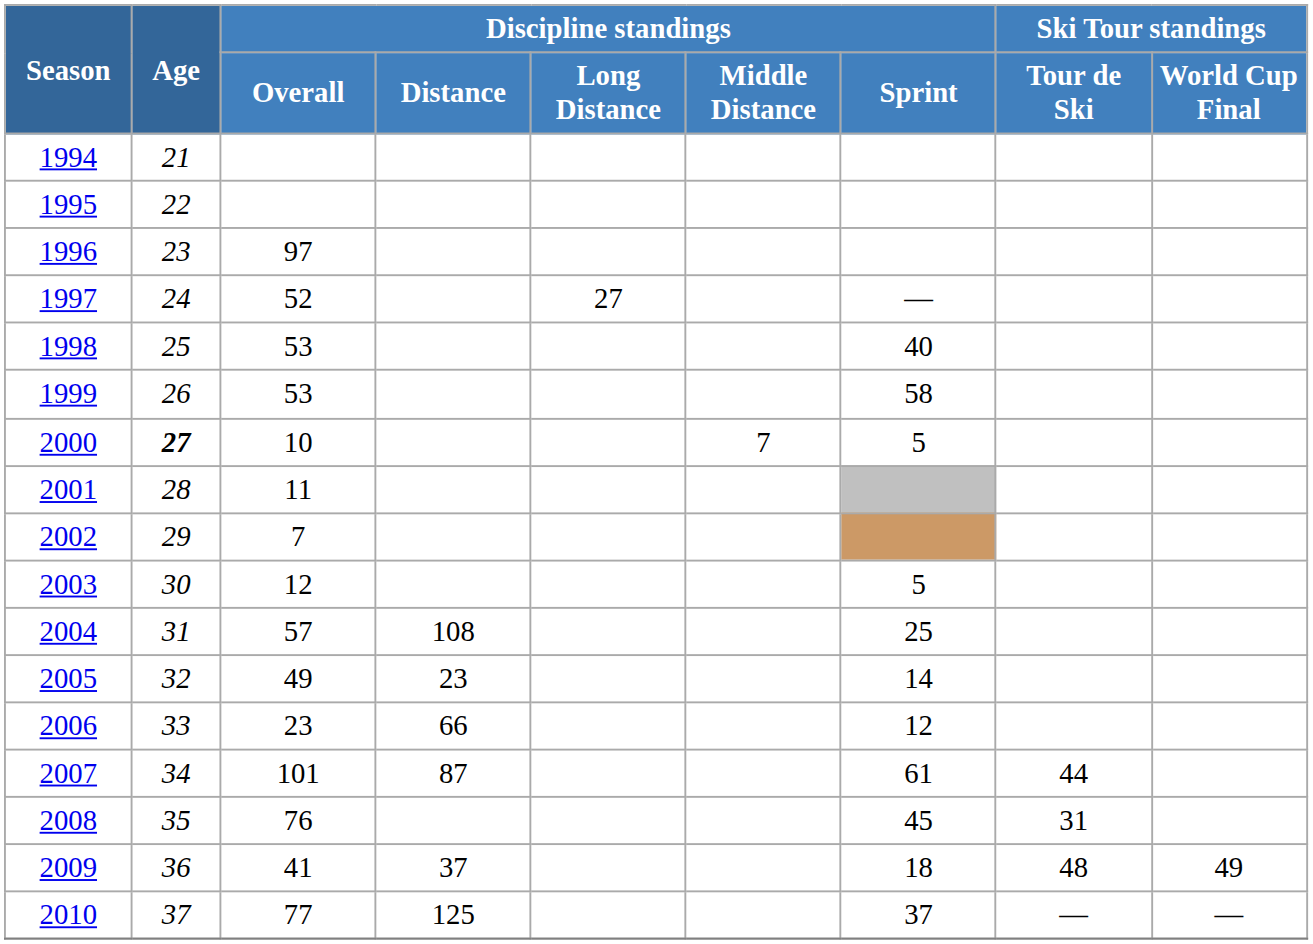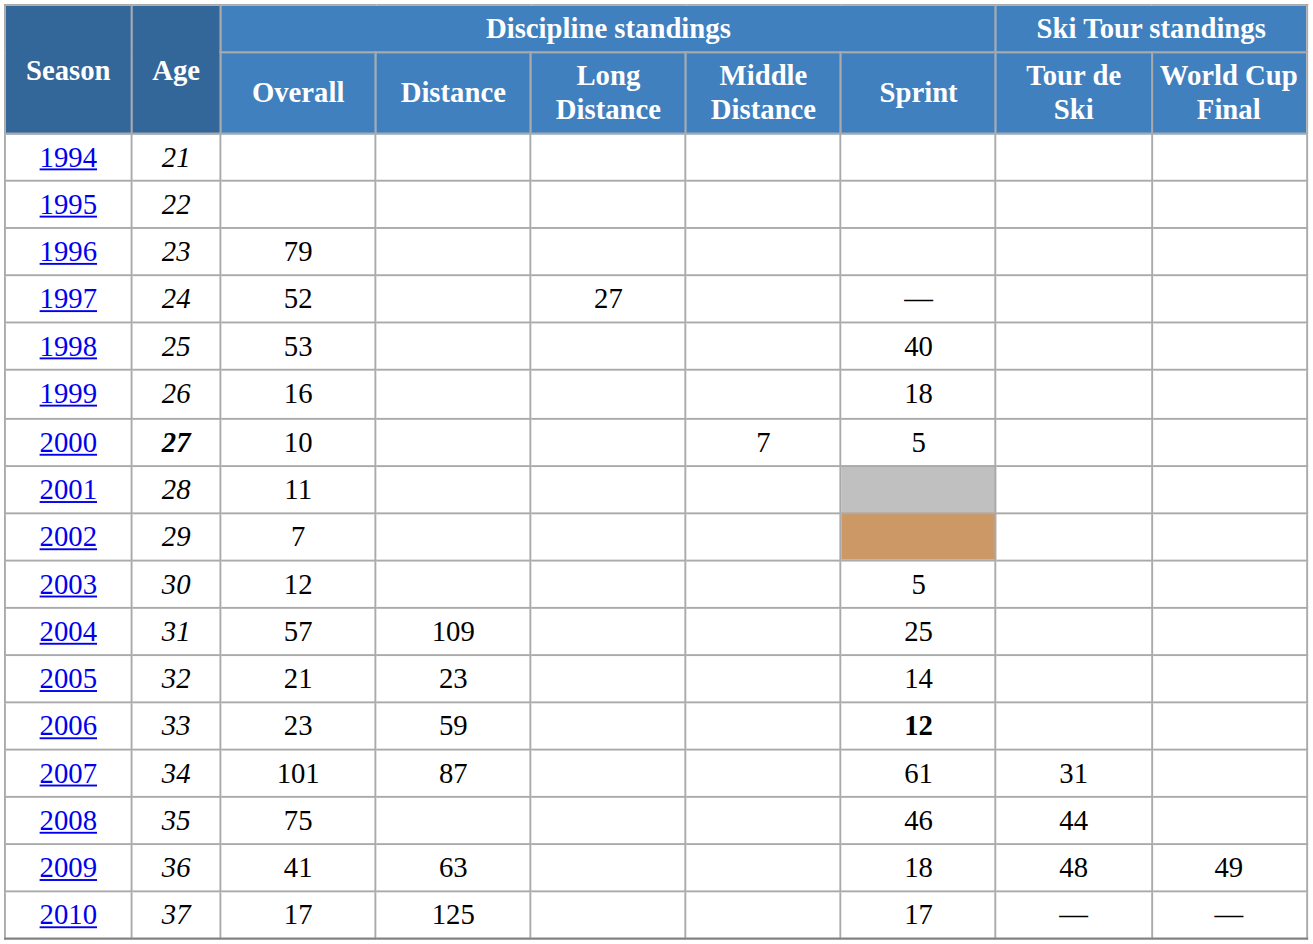(298, 251) 97 -> (298, 251) 79
(298, 393) 53 -> (298, 393) 16
(919, 393) 58 -> (919, 393) 18
(453, 630) 108 -> (453, 630) 109
(298, 678) 49 -> (298, 678) 21
(453, 725) 66 -> (453, 725) 59
(919, 725) normal -> (919, 725) bold
(1074, 772) 44 -> (1074, 772) 31
(298, 820) 76 -> (298, 820) 75
(919, 820) 45 -> (919, 820) 46
(1074, 820) 31 -> (1074, 820) 44
(453, 867) 37 -> (453, 867) 63
(298, 915) 77 -> (298, 915) 17
(919, 915) 37 -> (919, 915) 17
